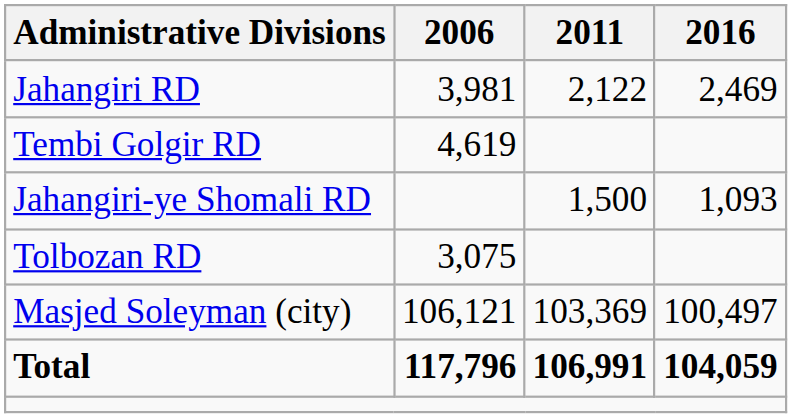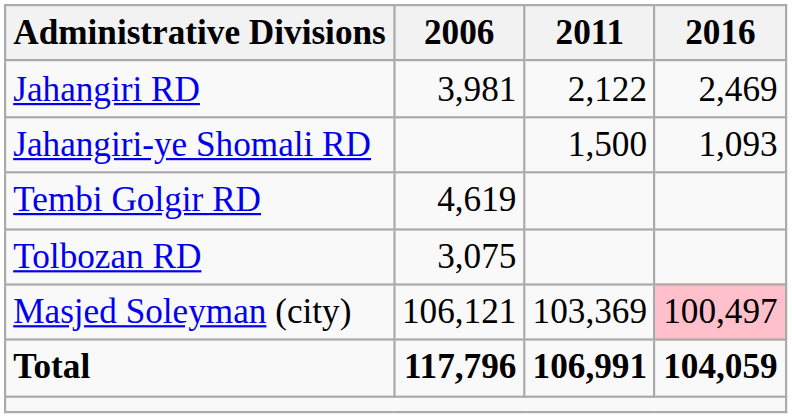rows swapped: (192, 199) <-> (137, 144)
(720, 311) no background -> (720, 311) pink background
